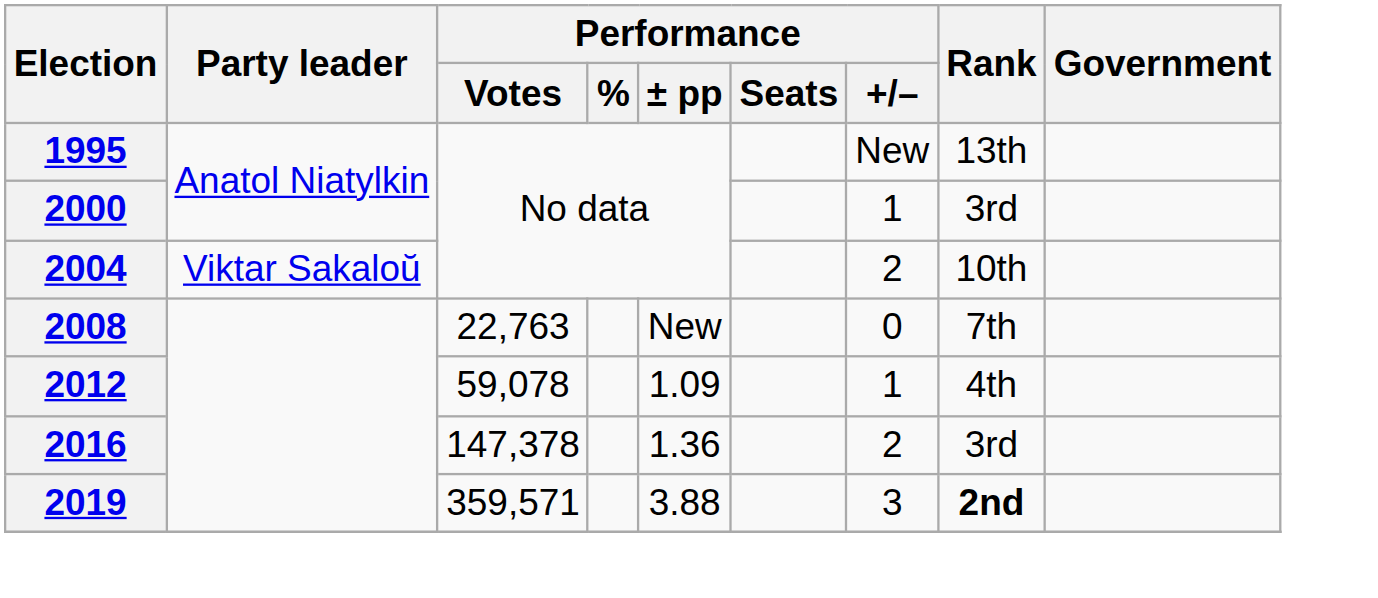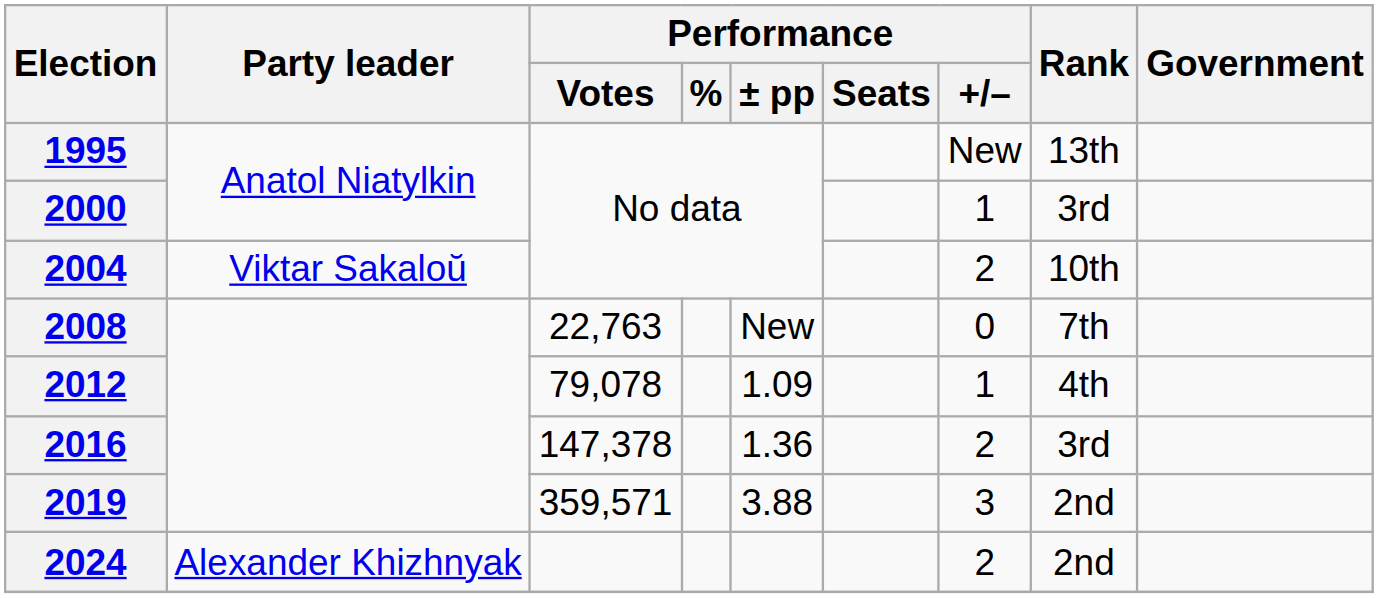(513, 385) 59,078 -> (606, 385) 79,078
(991, 502) bold -> (1084, 502) normal
+ row: (86, 561)
